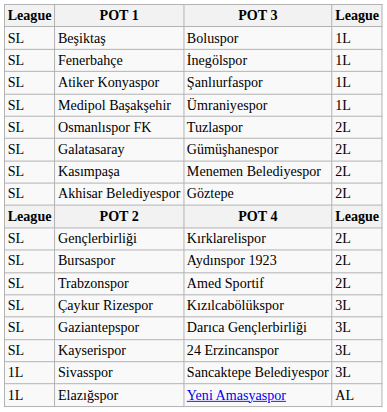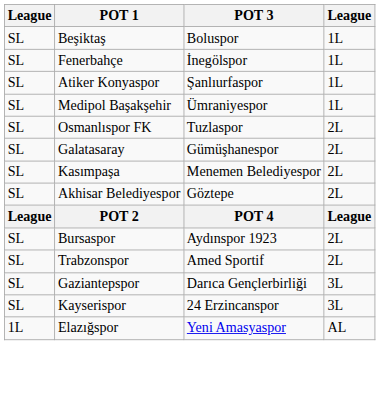- row: (97, 238)
- row: (105, 305)
- row: (85, 372)
